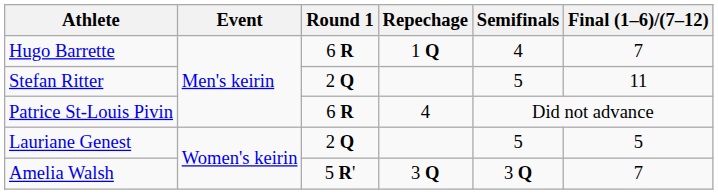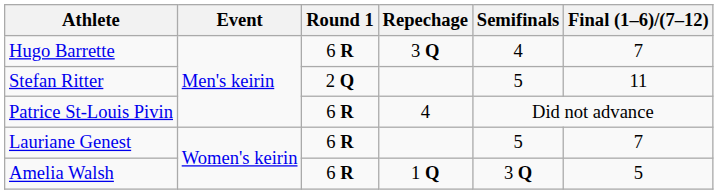(425, 50) 1 Q -> (425, 50) 3 Q
(340, 142) 2 Q -> (340, 142) 6 R
(638, 142) 5 -> (638, 142) 7
(340, 173) 5 R' -> (340, 173) 6 R
(425, 173) 3 Q -> (425, 173) 1 Q
(638, 173) 7 -> (638, 173) 5
